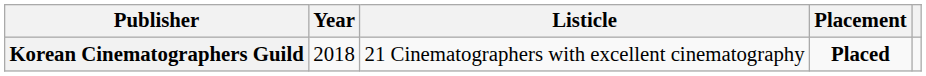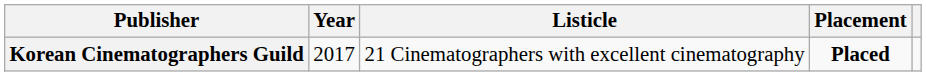(334, 53) 2018 -> (334, 53) 2017
